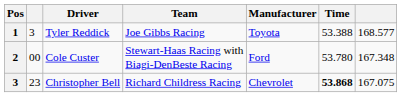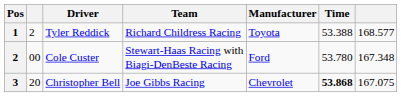(32, 32) 3 -> (32, 32) 2
(165, 32) Joe Gibbs Racing -> (183, 32) Richard Childress Racing
(35, 82) 23 -> (35, 82) 20
(183, 82) Richard Childress Racing -> (165, 82) Joe Gibbs Racing
